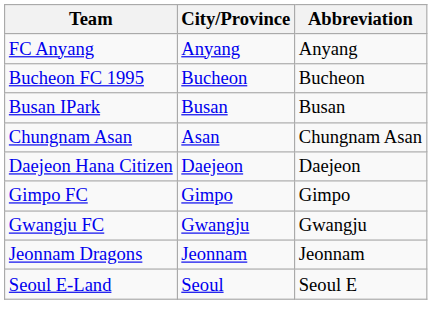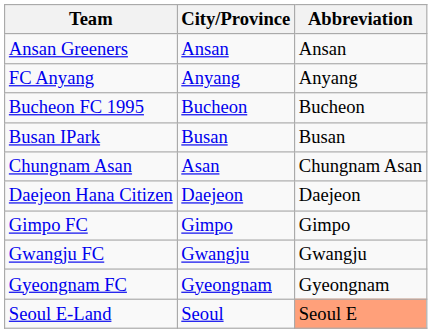+ row: (68, 48)
+ row: (68, 284)
- row: (76, 254)
(328, 284) no background -> (328, 313) lightsalmon background
